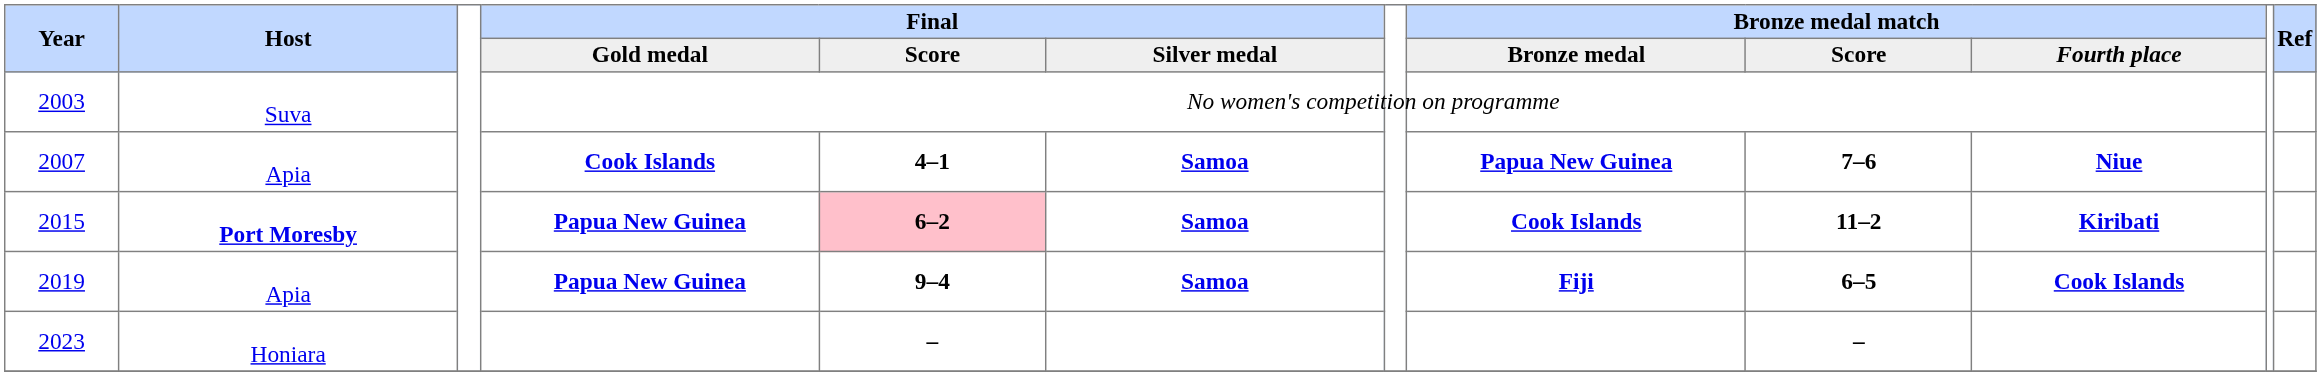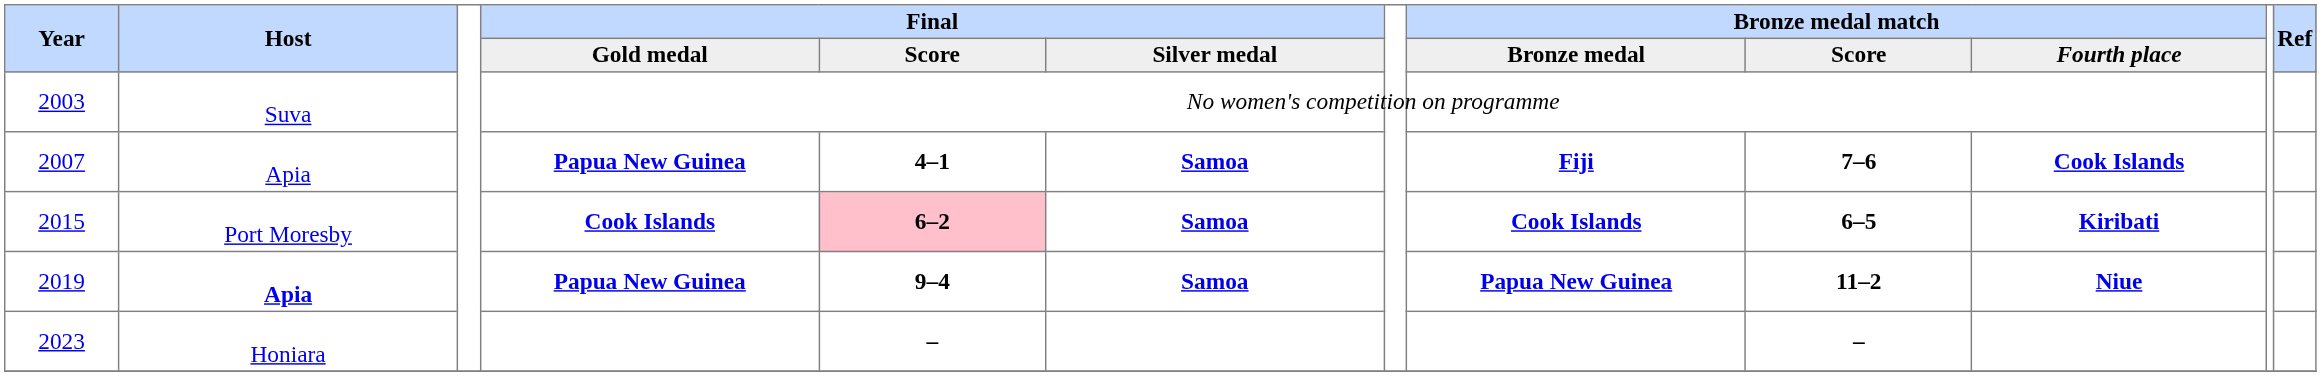(650, 161) Cook Islands -> (650, 161) Papua New Guinea
(1576, 161) Papua New Guinea -> (1576, 161) Fiji
(2119, 161) Niue -> (2119, 161) Cook Islands
(288, 234) bold -> (288, 234) normal
(650, 221) Papua New Guinea -> (650, 221) Cook Islands
(1859, 221) 11–2 -> (1859, 221) 6–5
(288, 294) normal -> (288, 294) bold
(1576, 281) Fiji -> (1576, 281) Papua New Guinea
(1859, 281) 6–5 -> (1859, 281) 11–2
(2119, 281) Cook Islands -> (2119, 281) Niue
